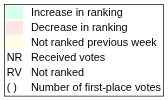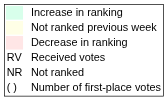rows swapped: (79, 27) <-> (94, 42)
(15, 57) NR -> (14, 57) RV
(14, 72) RV -> (15, 72) NR
